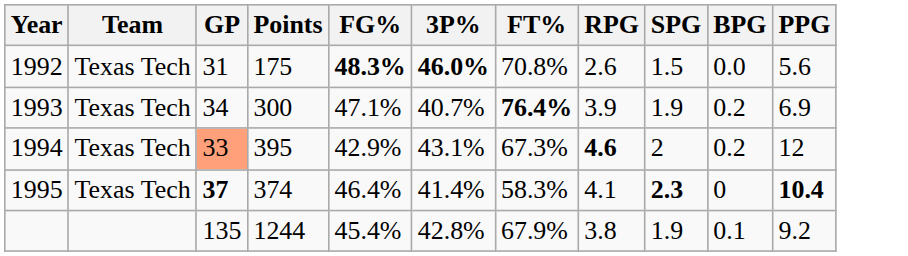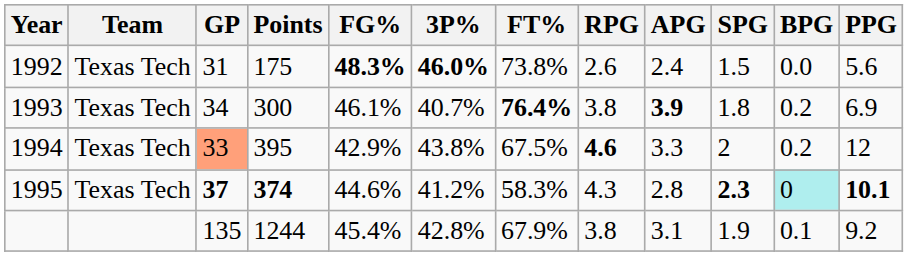+ column: (678, 25)
(534, 66) 70.8% -> (534, 66) 73.8%
(368, 107) 47.1% -> (368, 107) 46.1%
(600, 107) 3.9 -> (600, 107) 3.8
(667, 107) 1.9 -> (734, 107) 1.8
(451, 148) 43.1% -> (451, 148) 43.8%
(534, 148) 67.3% -> (534, 148) 67.5%
(273, 189) normal -> (273, 189) bold
(368, 189) 46.4% -> (368, 189) 44.6%
(451, 189) 41.4% -> (451, 189) 41.2%
(600, 189) 4.1 -> (600, 189) 4.3
(720, 189) no background -> (786, 189) paleturquoise background
(801, 189) 10.4 -> (868, 189) 10.1
